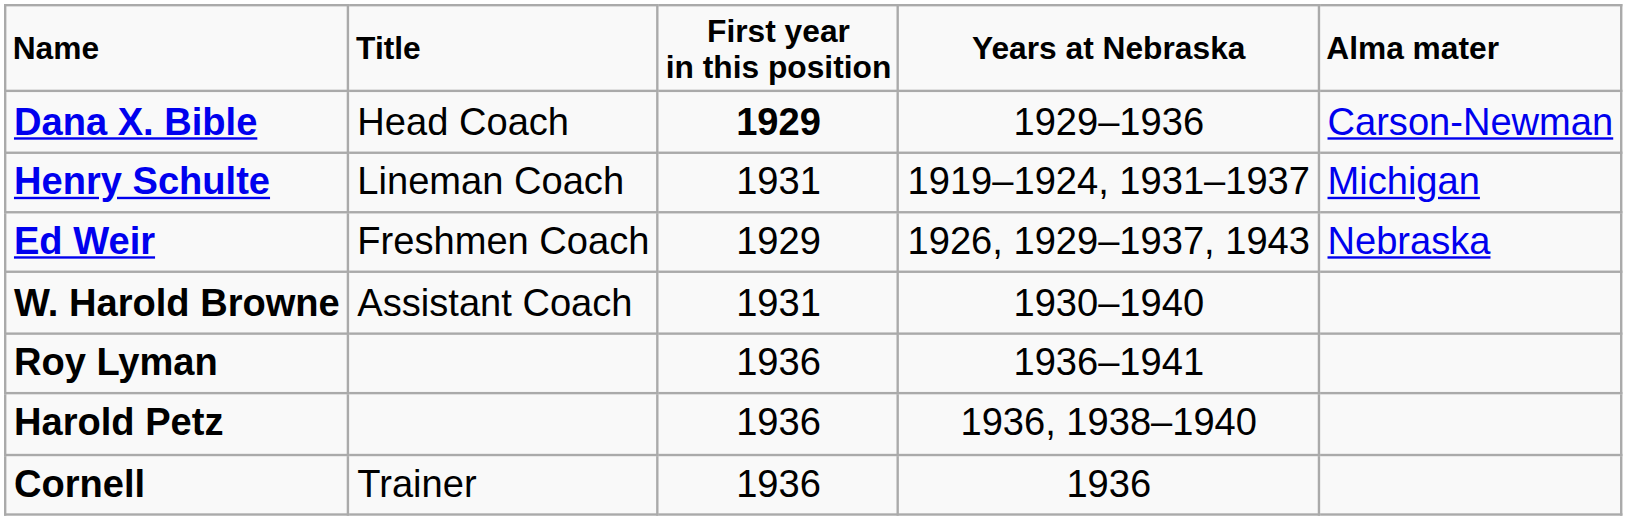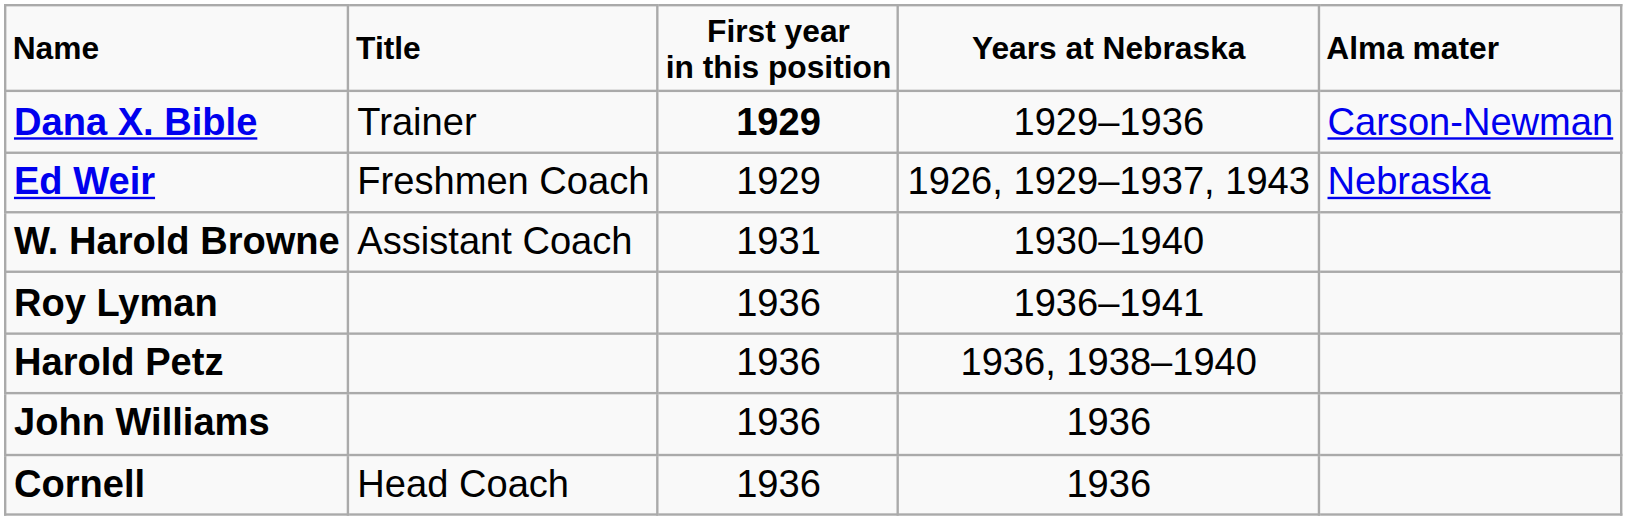(463, 121) Head Coach -> (417, 121) Trainer
- row: (142, 181)
+ row: (142, 423)
(417, 483) Trainer -> (463, 483) Head Coach
